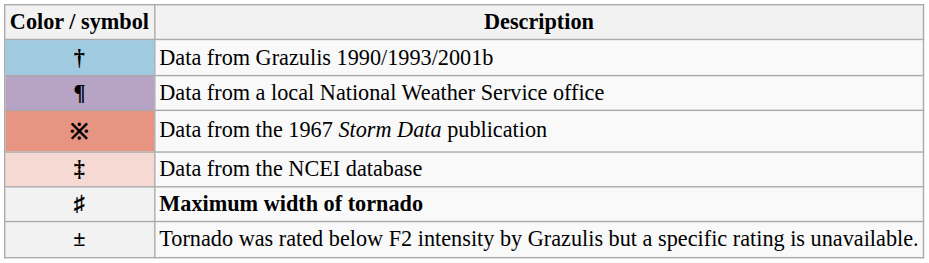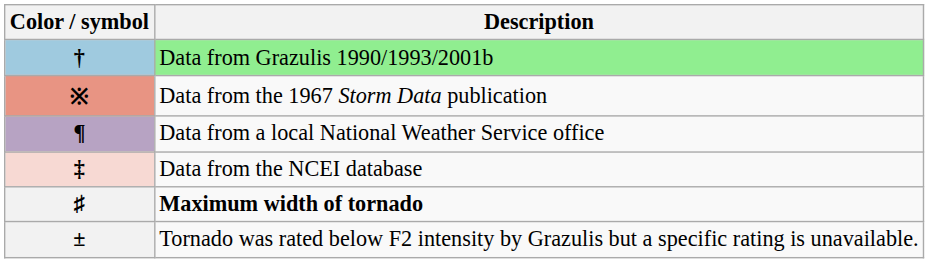(326, 57) no background -> (326, 57) lightgreen background
rows swapped: (79, 92) <-> (79, 132)
